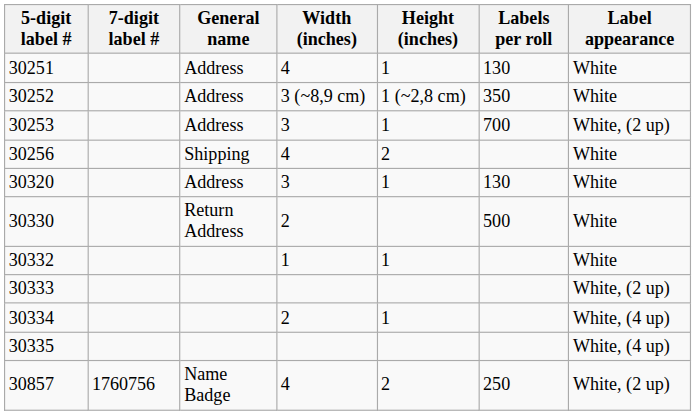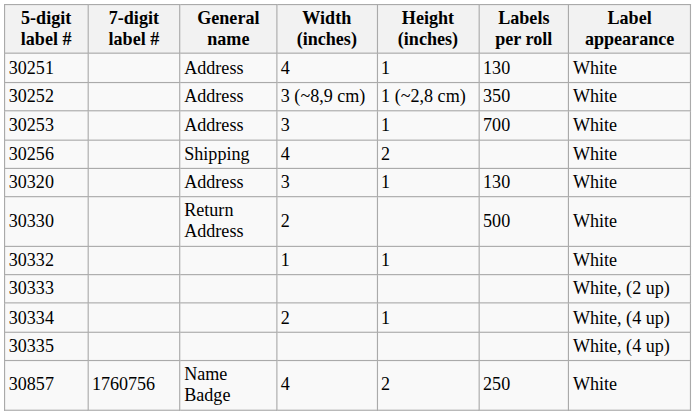(621, 125) White, (2 up) -> (595, 125) White
(621, 385) White, (2 up) -> (595, 385) White
